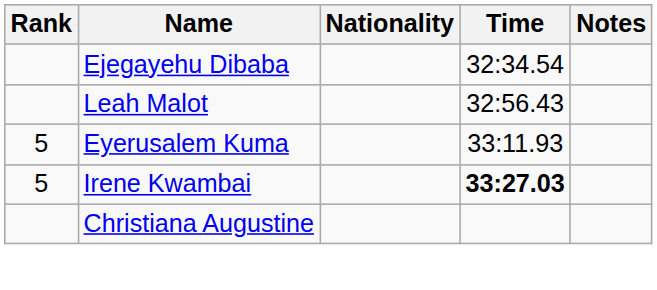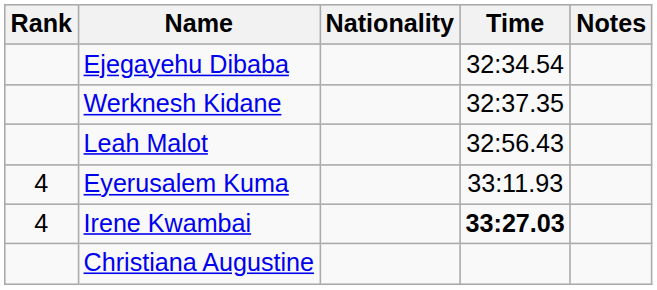+ row: (182, 104)
(41, 143) 5 -> (41, 183) 4
(41, 183) 5 -> (41, 223) 4
